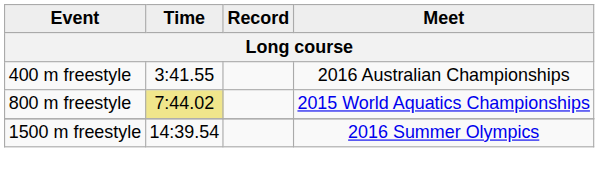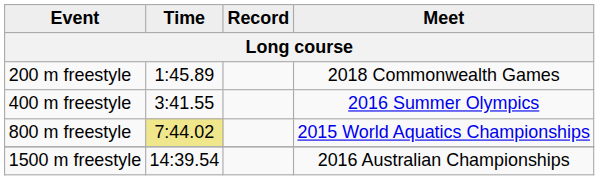+ row: (70, 75)
(444, 75) 2016 Australian Championships -> (444, 103) 2016 Summer Olympics
(444, 132) 2016 Summer Olympics -> (444, 160) 2016 Australian Championships
